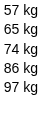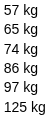+ row: (25, 107)
